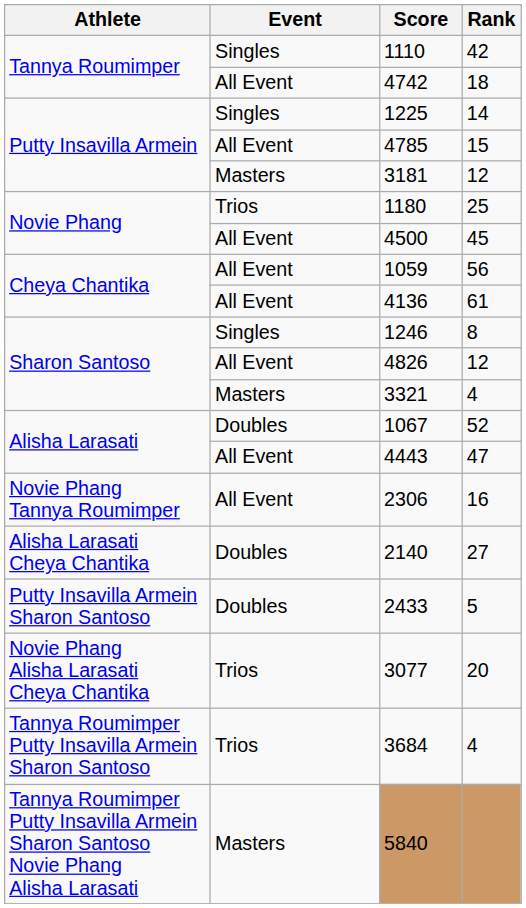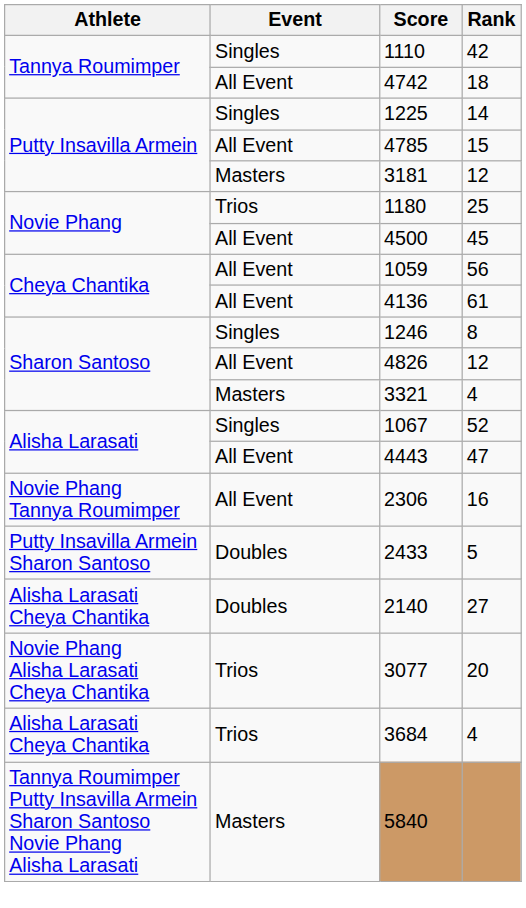(251, 425) Doubles -> (247, 425) Singles
rows swapped: (406, 552) <-> (406, 606)
(103, 745) Tannya Roumimper Putty Insavilla Armein Sharon Santoso -> (79, 734) Alisha Larasati Cheya Chantika
